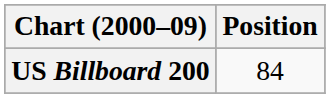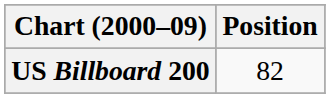(270, 70) 84 -> (270, 70) 82
